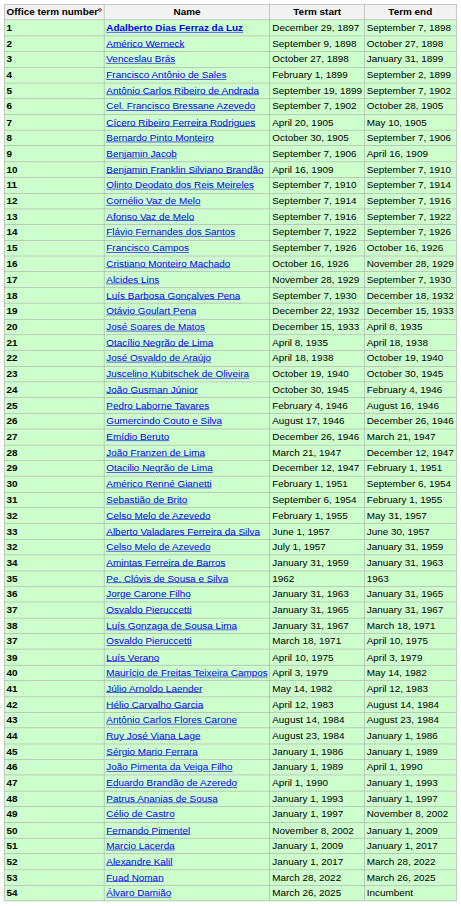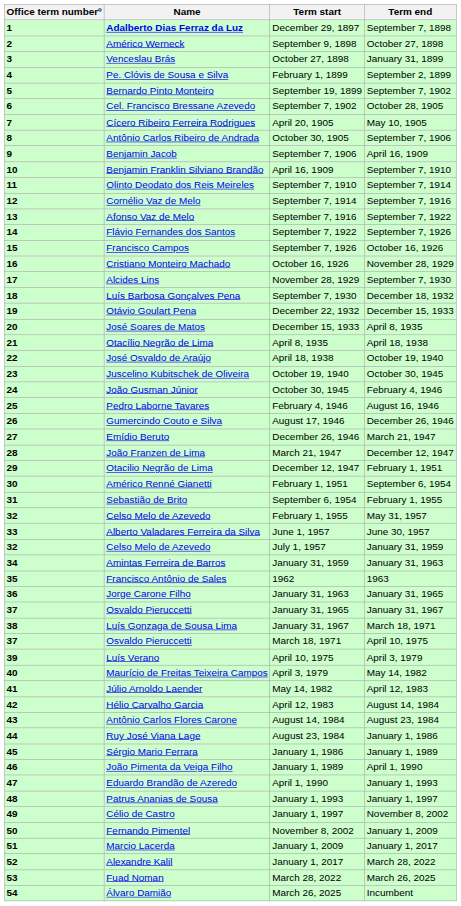(166, 75) Francisco Antônio de Sales -> (167, 75) Pe. Clóvis de Sousa e Silva
(183, 91) Antônio Carlos Ribeiro de Andrada -> (160, 91) Bernardo Pinto Monteiro
(160, 138) Bernardo Pinto Monteiro -> (183, 138) Antônio Carlos Ribeiro de Andrada
(167, 578) Pe. Clóvis de Sousa e Silva -> (166, 578) Francisco Antônio de Sales
